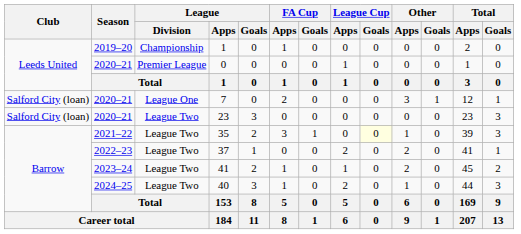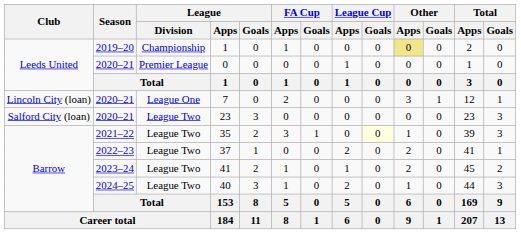(407, 47) no background -> (408, 47) khaki background
(48, 99) Salford City (loan) -> (49, 99) Lincoln City (loan)
